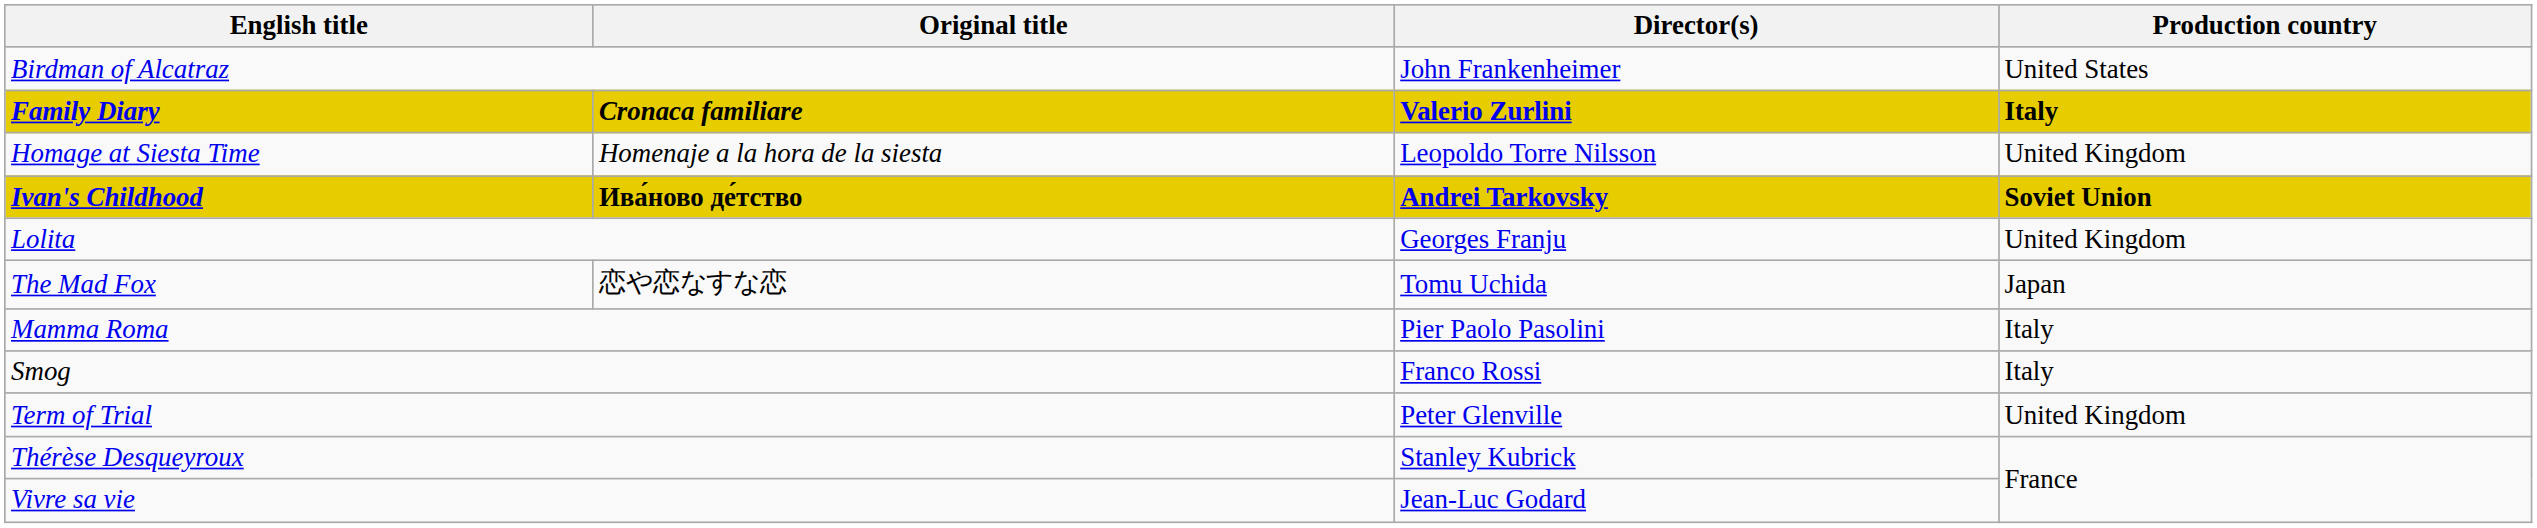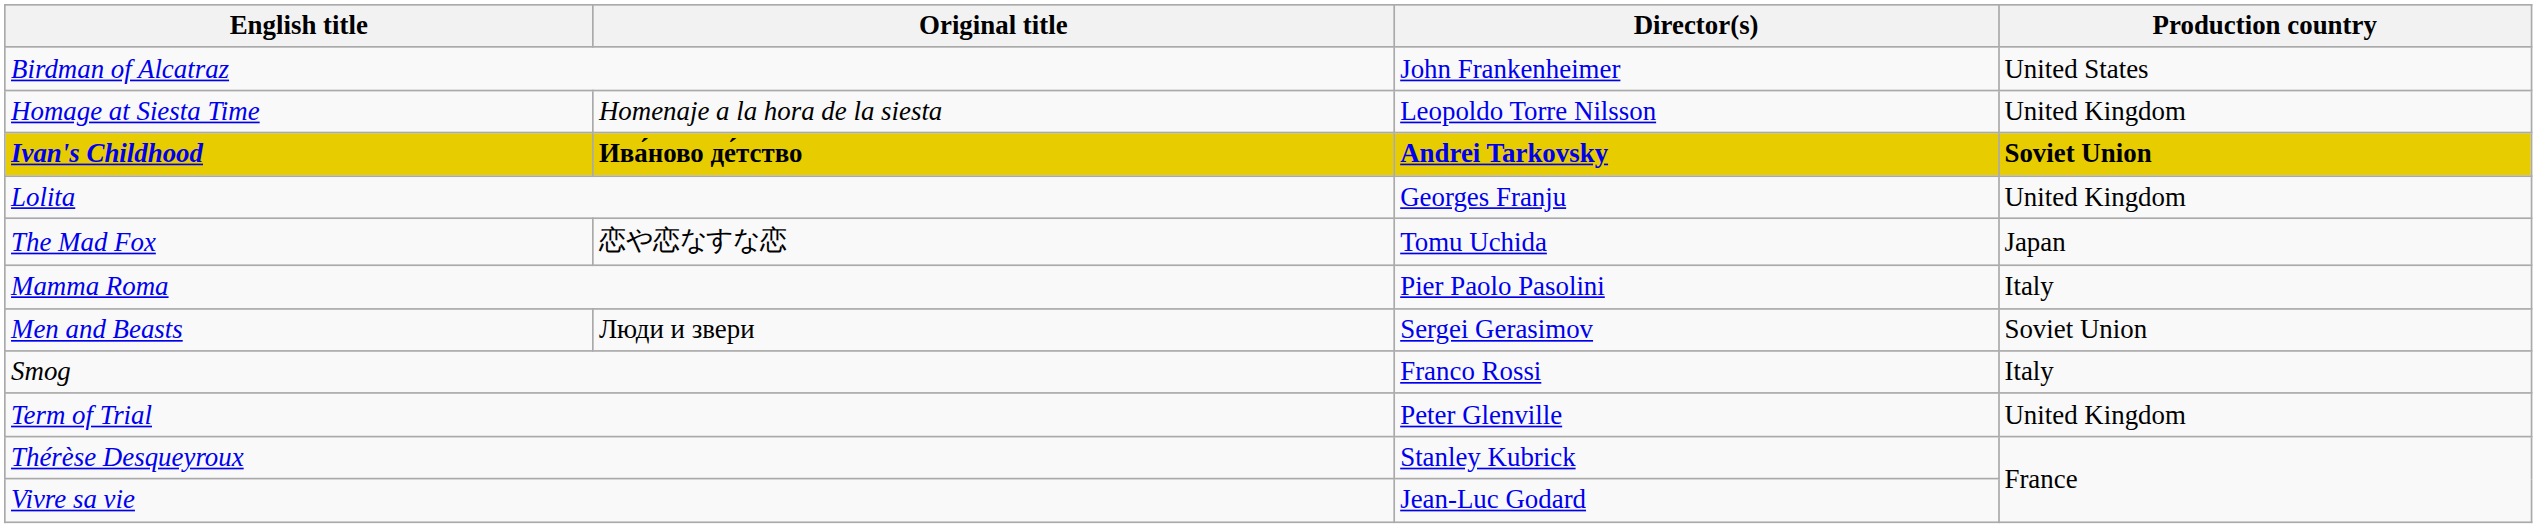- row: (85, 111)
+ row: (97, 329)
